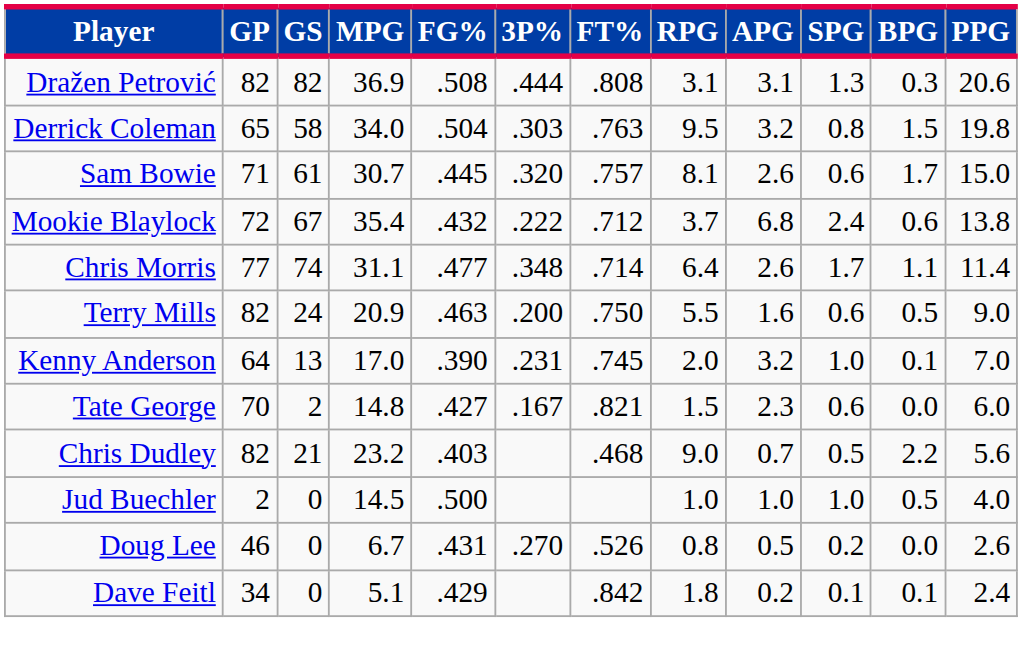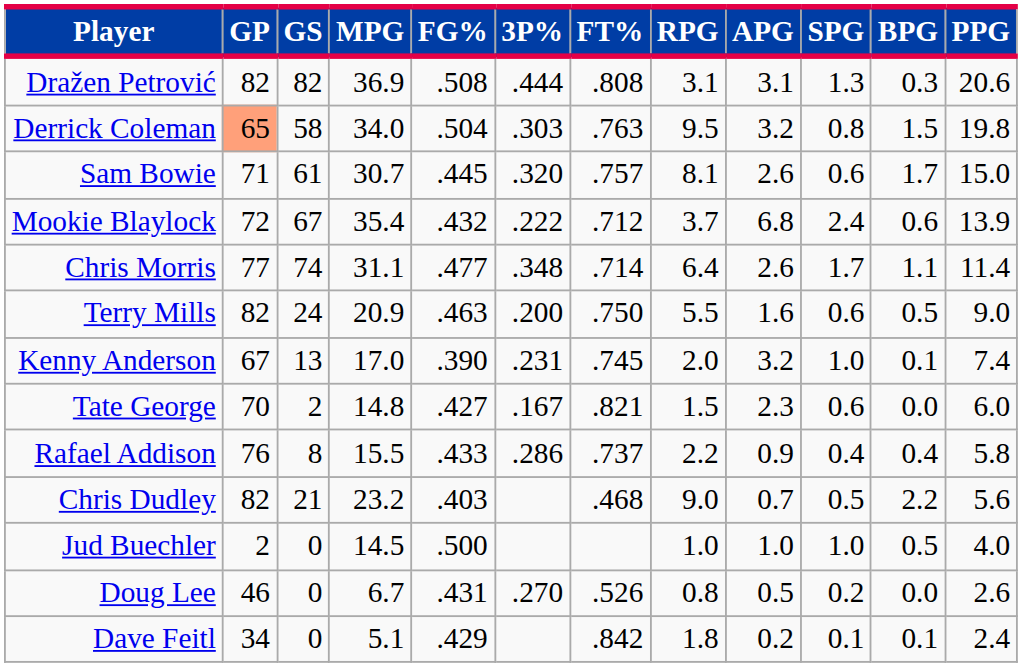(255, 127) no background -> (255, 127) lightsalmon background
(984, 220) 13.8 -> (984, 220) 13.9
(255, 360) 64 -> (255, 360) 67
(992, 360) 7.0 -> (992, 360) 7.4
+ row: (125, 452)
